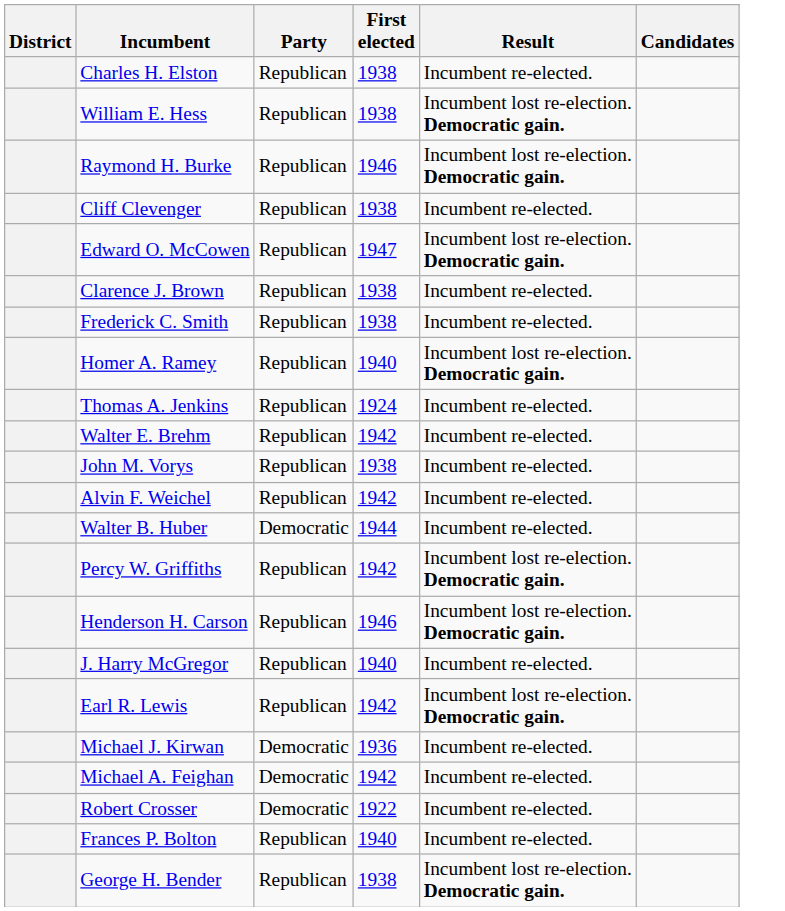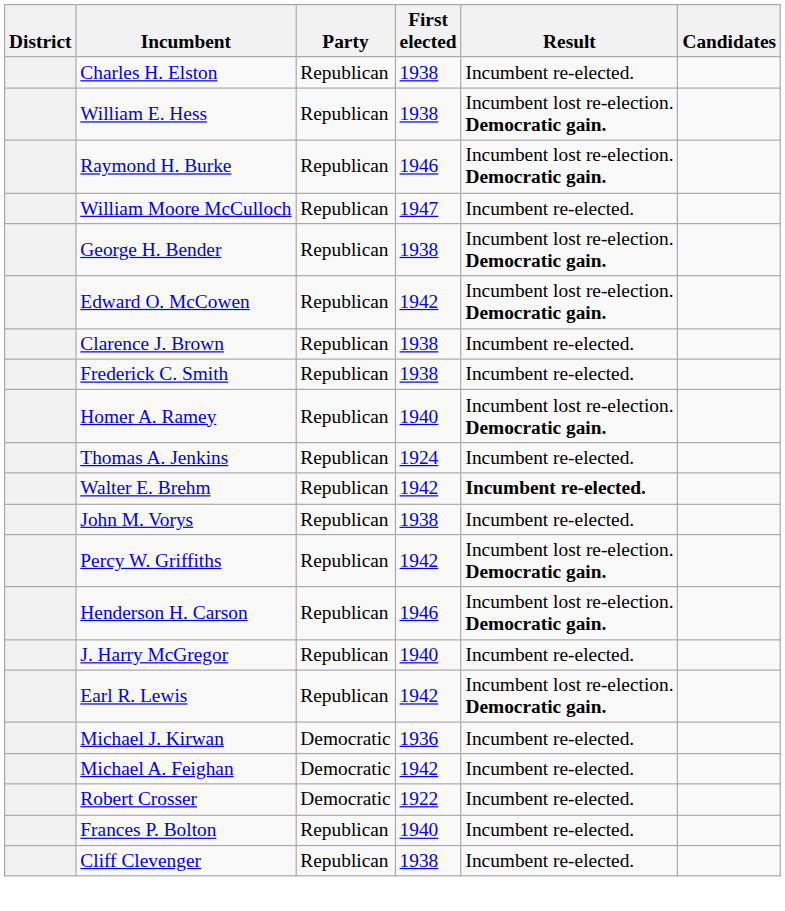+ row: (186, 208)
rows swapped: (141, 208) <-> (151, 880)
(377, 249) 1947 -> (419, 302) 1942
(508, 435) normal -> (556, 488) bold
- row: (146, 497)
- row: (144, 527)
